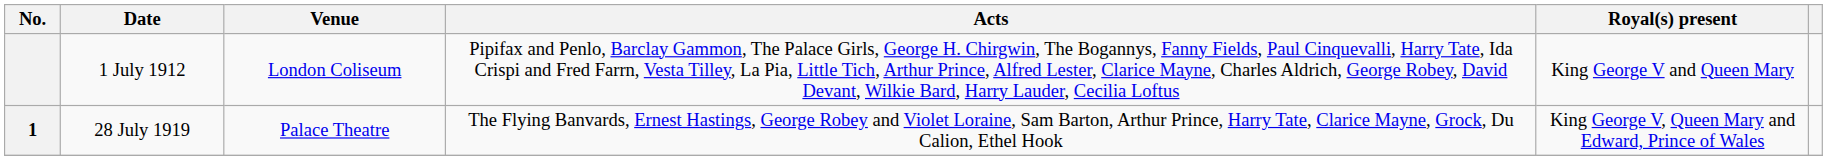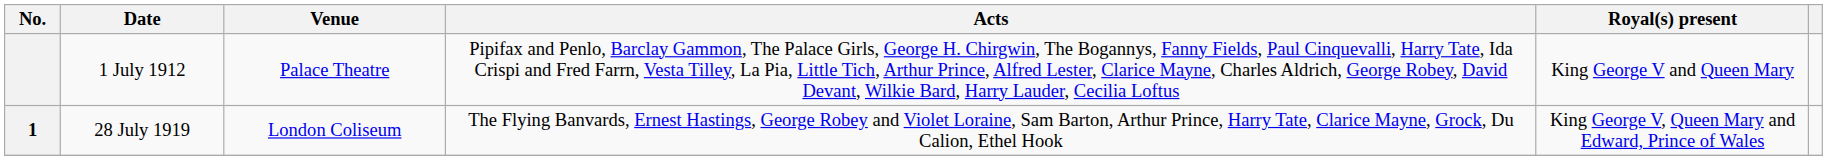(335, 69) London Coliseum -> (335, 69) Palace Theatre
(335, 130) Palace Theatre -> (335, 130) London Coliseum
